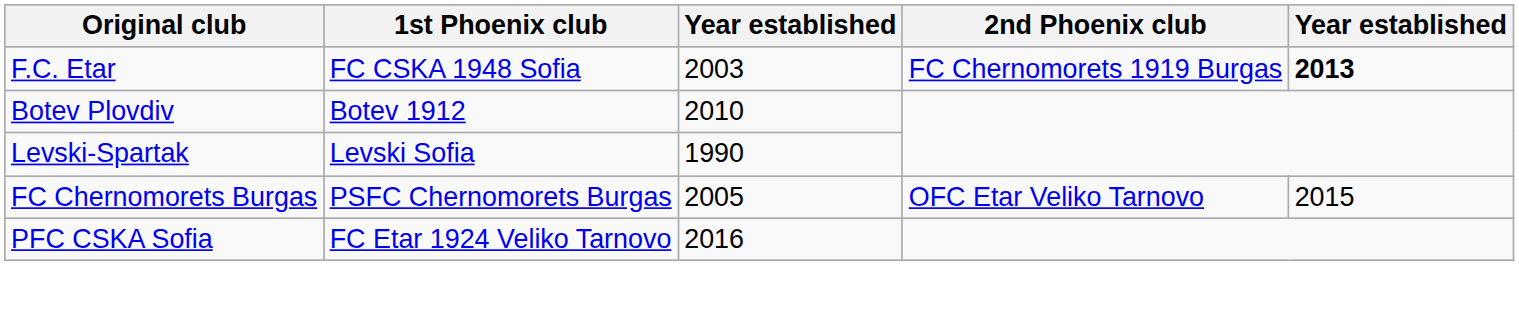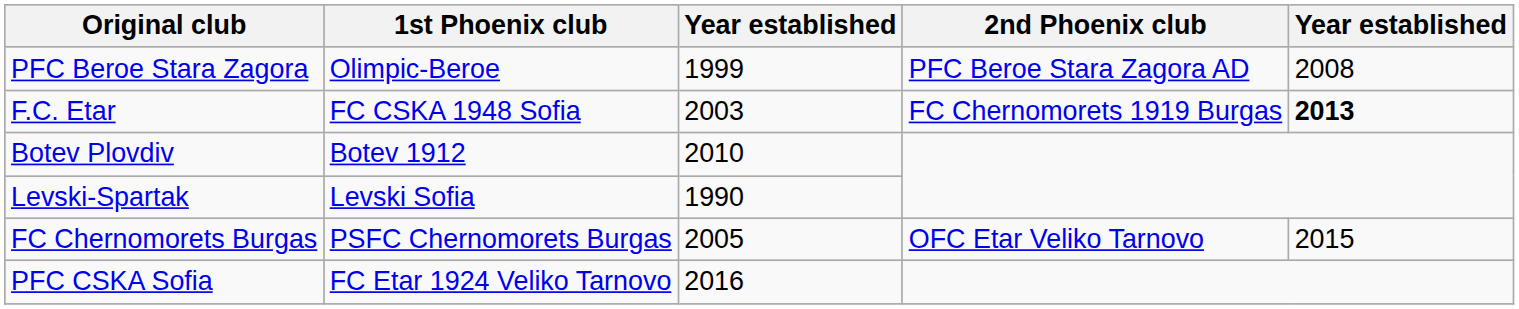+ row: (160, 68)
